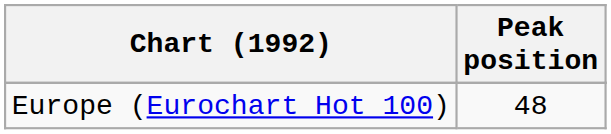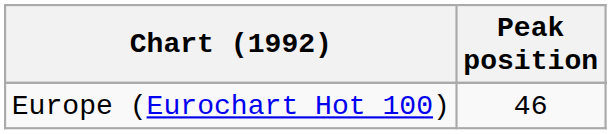(531, 106) 48 -> (531, 106) 46
